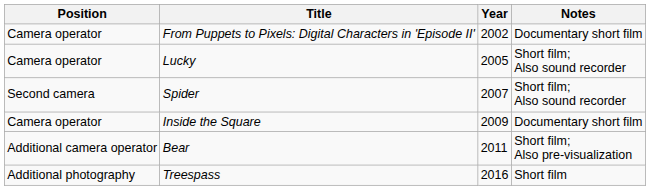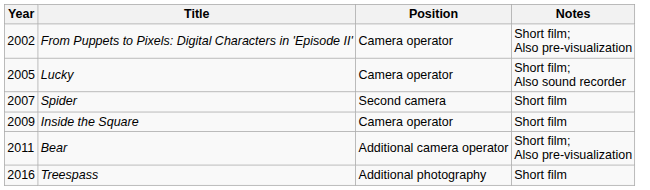columns swapped: (495, 14) <-> (82, 14)
(578, 34) Documentary short film -> (573, 41) Short film; Also pre-visualization
(570, 94) Short film; Also sound recorder -> (541, 101) Short film
(578, 121) Documentary short film -> (541, 121) Short film
